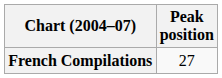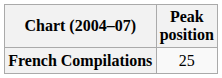(187, 60) 27 -> (187, 60) 25
